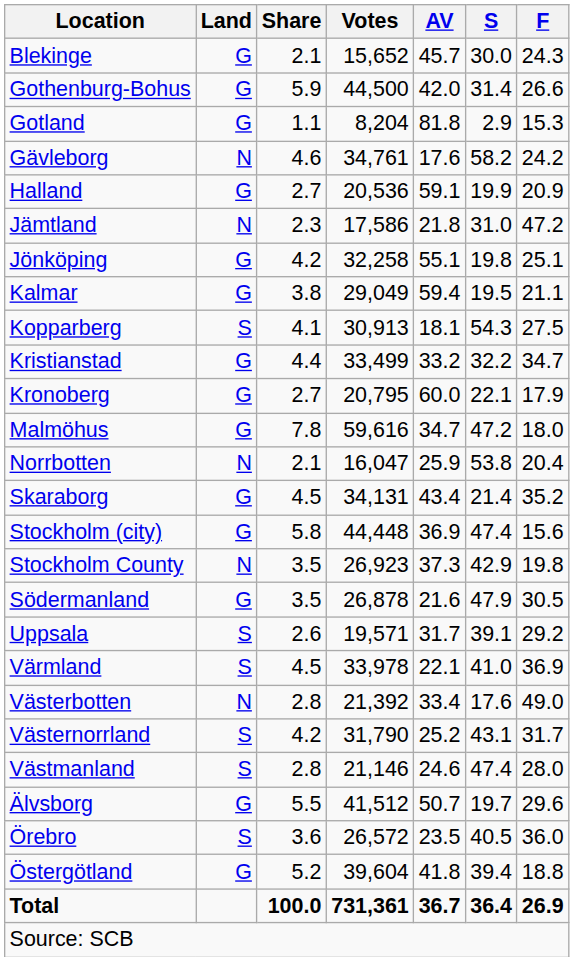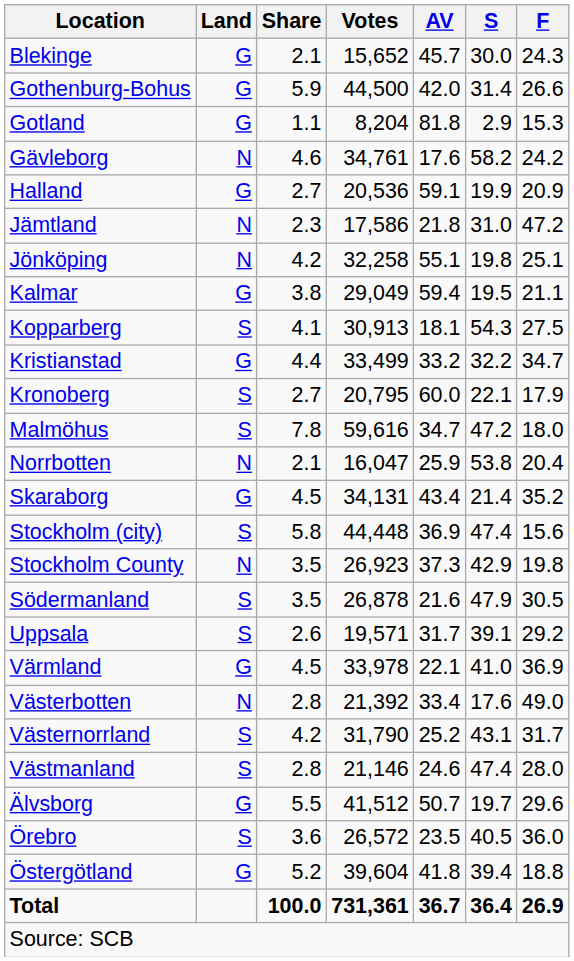(244, 259) G -> (244, 259) N
(244, 395) G -> (245, 395) S
(244, 429) G -> (245, 429) S
(244, 531) G -> (245, 531) S
(244, 599) G -> (245, 599) S
(245, 667) S -> (244, 667) G
